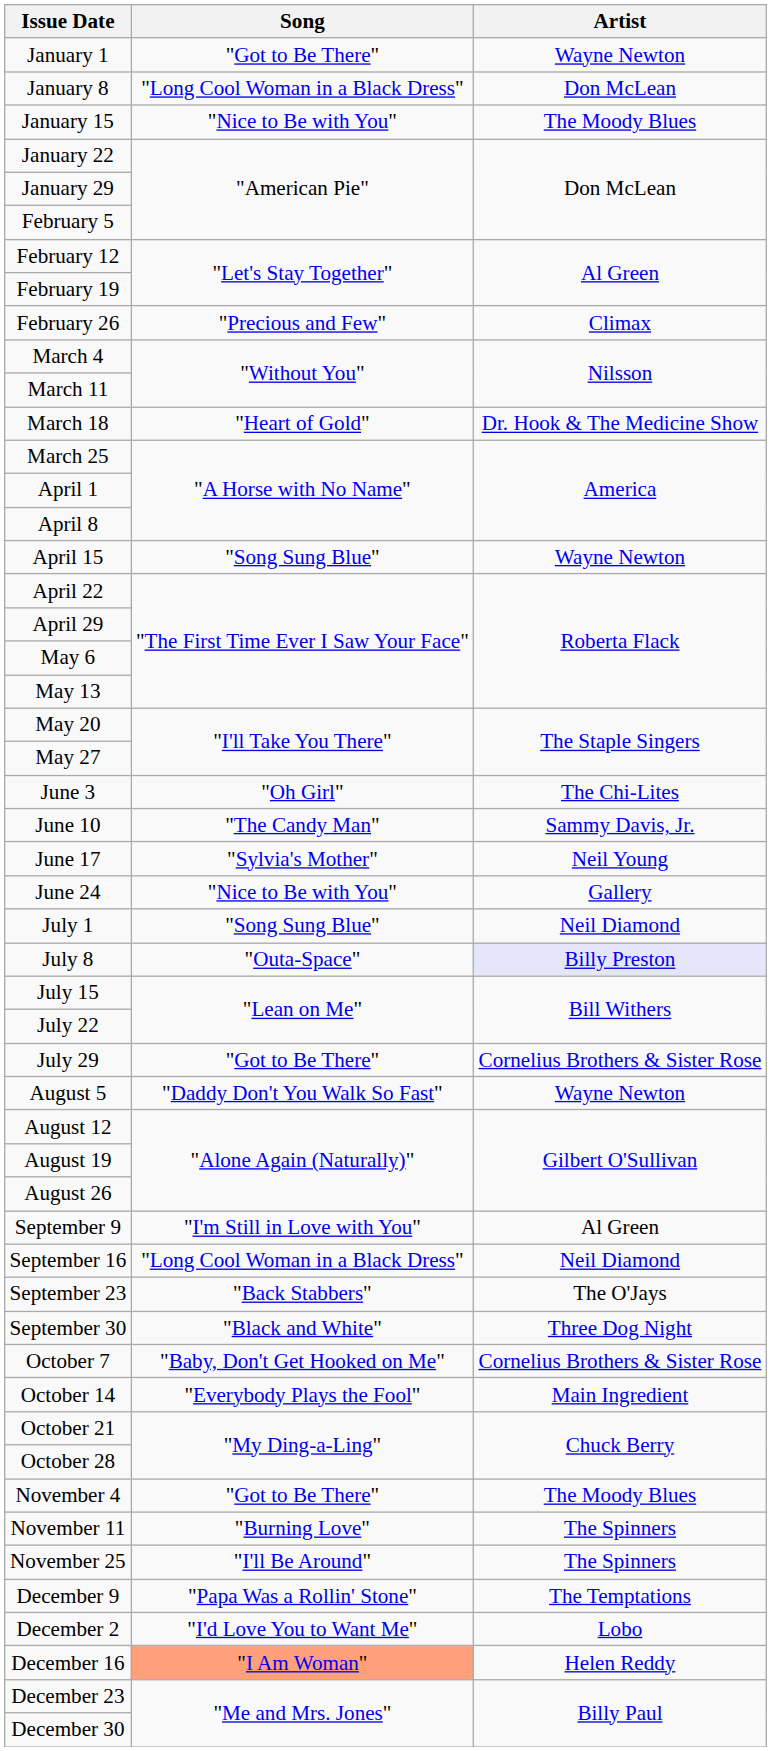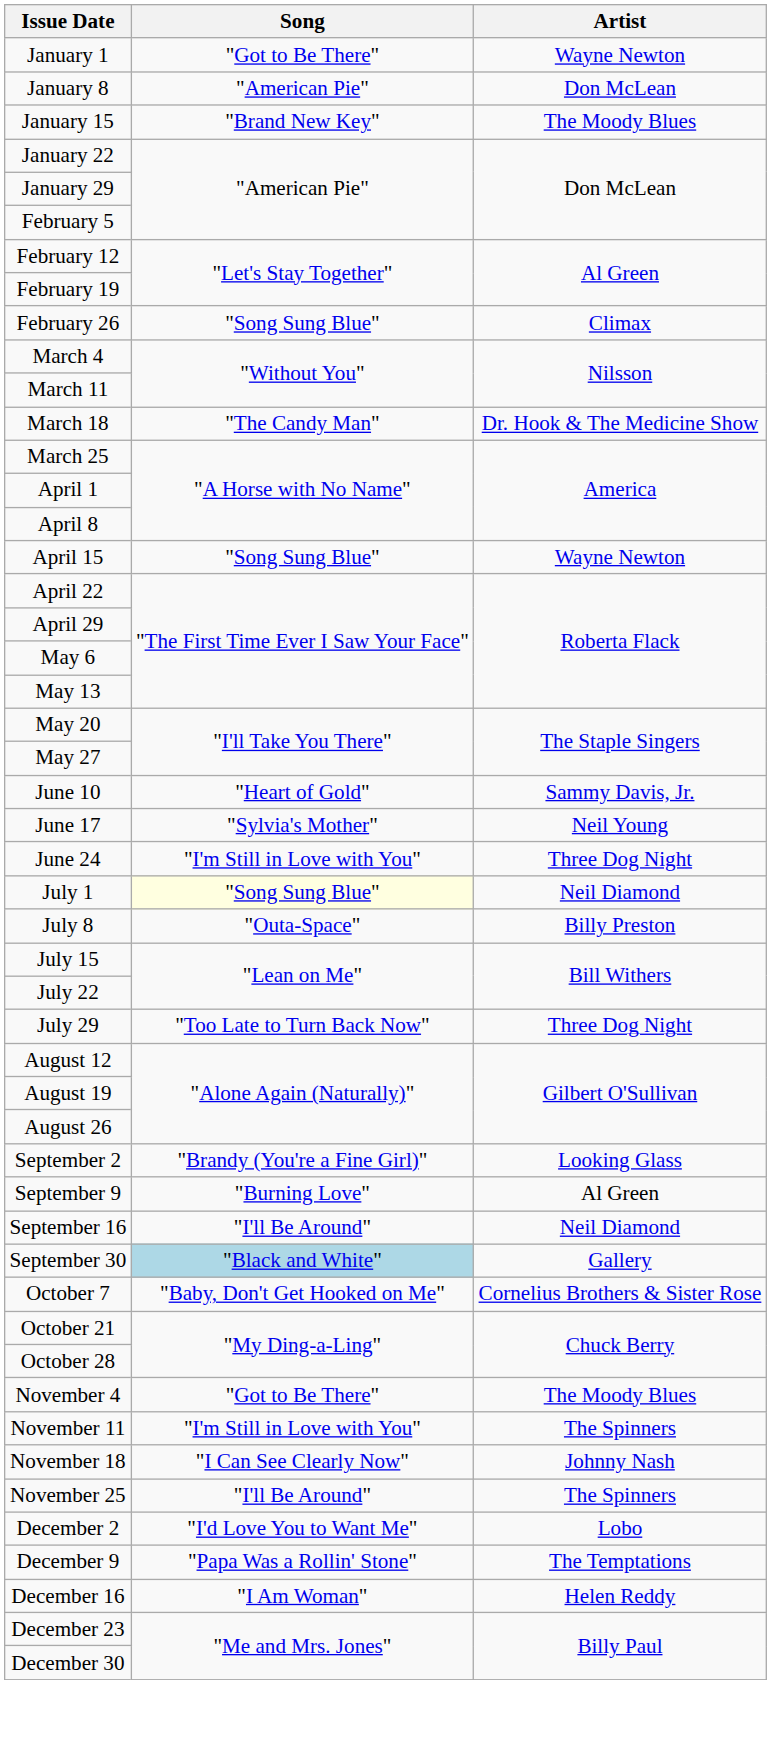(302, 88) "Long Cool Woman in a Black Dress" -> (302, 88) "American Pie"
(302, 121) "Nice to Be with You" -> (302, 121) "Brand New Key"
(302, 322) "Precious and Few" -> (302, 322) "Song Sung Blue"
(302, 423) "Heart of Gold" -> (302, 423) "The Candy Man"
- row: (68, 791)
(302, 825) "The Candy Man" -> (302, 791) "Heart of Gold"
(302, 892) "Nice to Be with You" -> (302, 858) "I'm Still in Love with You"
(620, 892) Gallery -> (620, 858) Three Dog Night
(302, 925) no background -> (302, 892) lightyellow background
(620, 959) lavender background -> (620, 925) no background
(302, 1059) "Got to Be There" -> (302, 1026) "Too Late to Turn Back Now"
(620, 1059) Cornelius Brothers & Sister Rose -> (620, 1026) Three Dog Night
- row: (68, 1093)
+ row: (68, 1160)
(302, 1227) "I'm Still in Love with You" -> (302, 1193) "Burning Love"
(302, 1260) "Long Cool Woman in a Black Dress" -> (302, 1227) "I'll Be Around"
- row: (68, 1294)
(302, 1327) no background -> (302, 1260) lightblue background
(620, 1327) Three Dog Night -> (620, 1260) Gallery
- row: (68, 1394)
(302, 1528) "Burning Love" -> (302, 1428) "I'm Still in Love with You"
+ row: (68, 1461)
rows swapped: (68, 1629) <-> (68, 1595)
(302, 1662) lightsalmon background -> (302, 1595) no background
